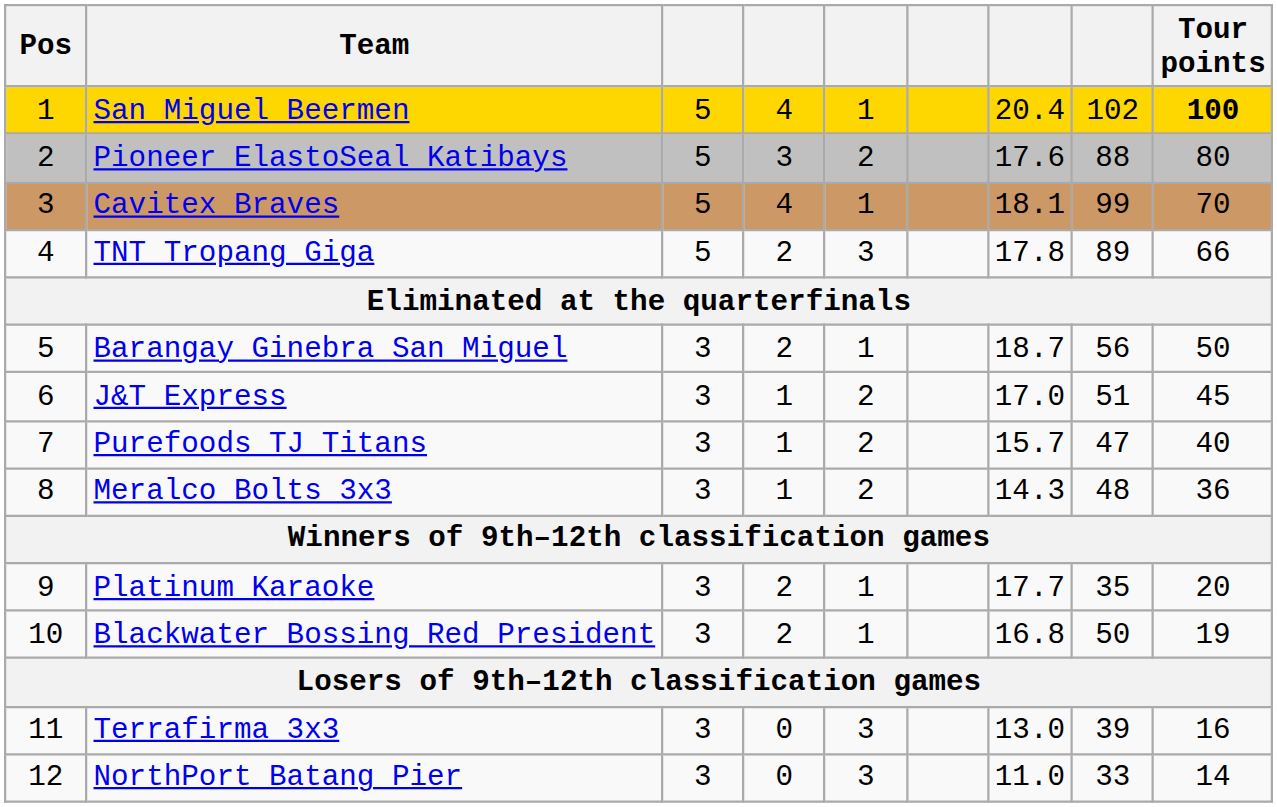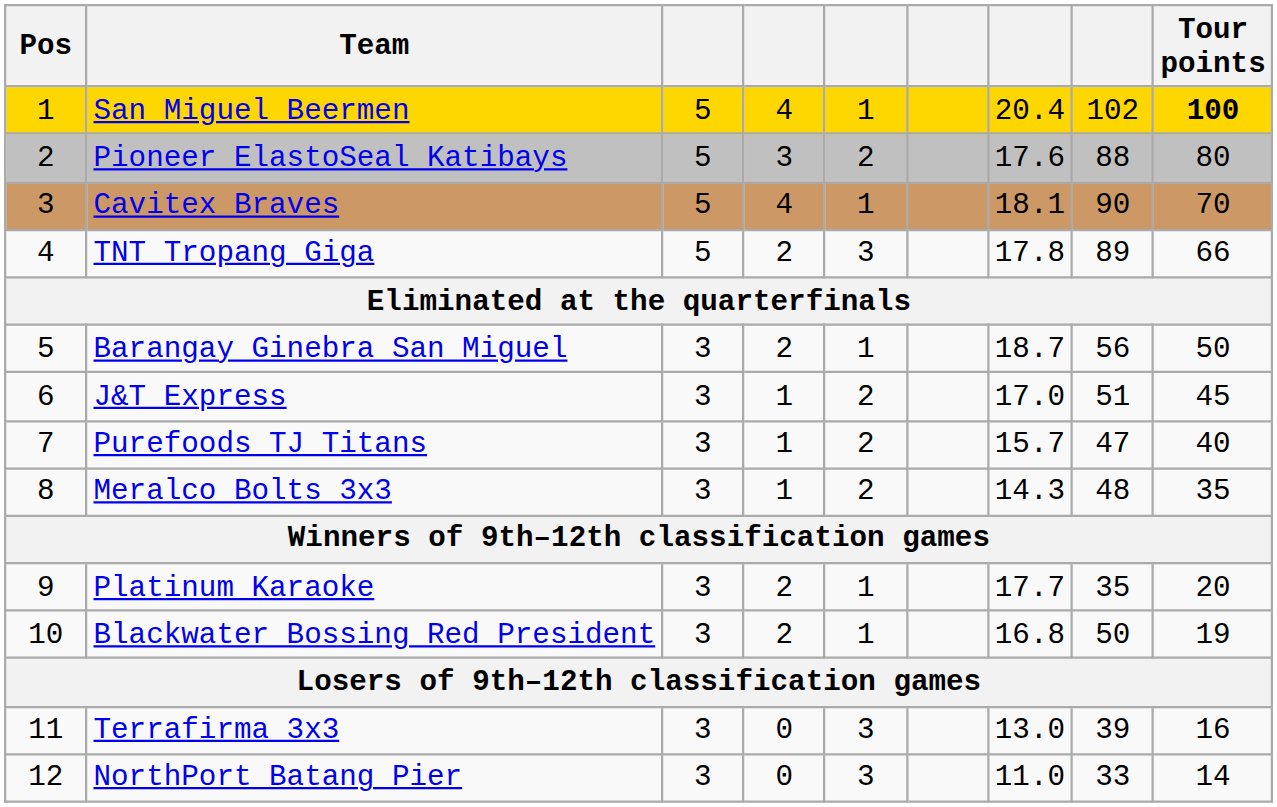(1113, 206) 99 -> (1113, 206) 90
(1213, 492) 36 -> (1213, 492) 35
